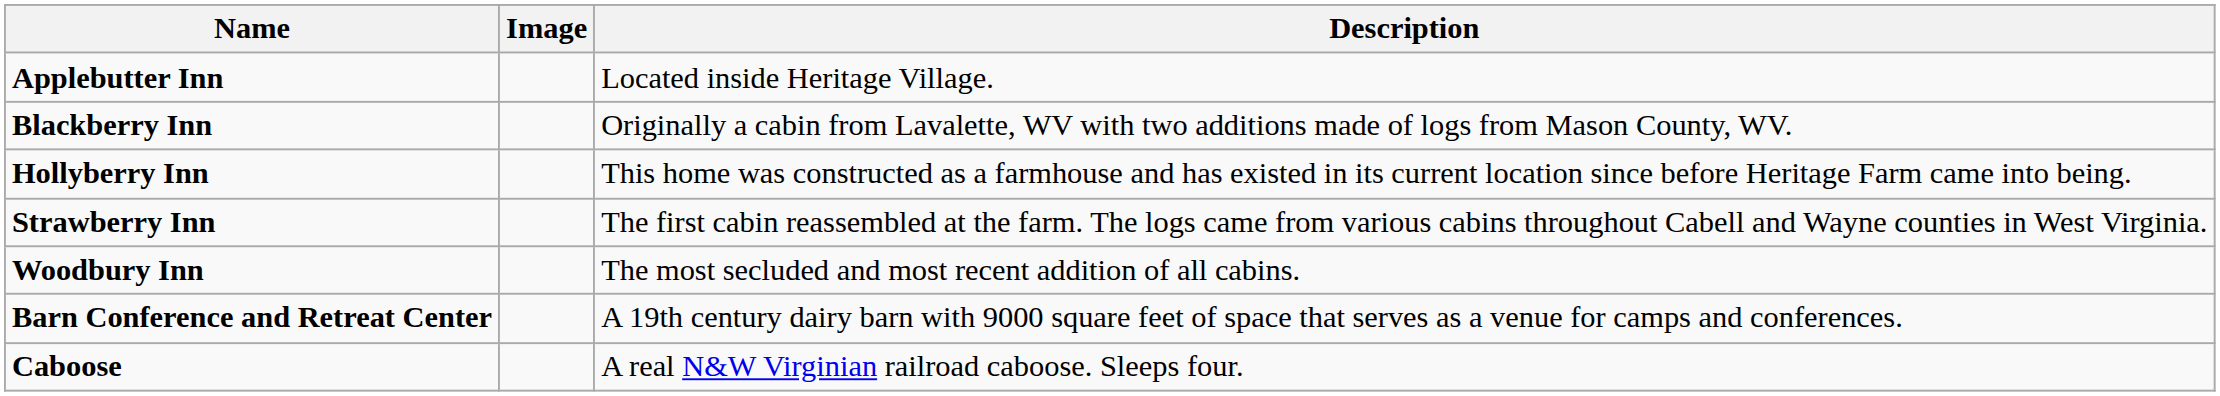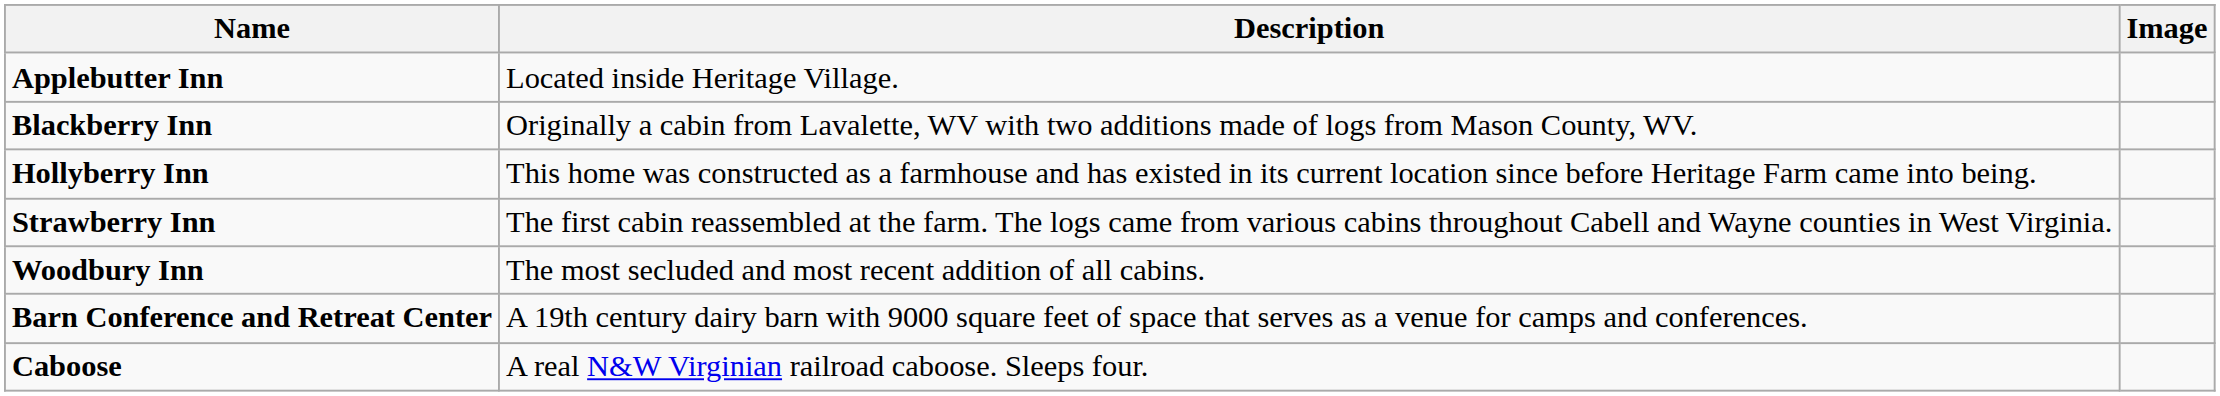columns swapped: (1404, 28) <-> (547, 28)
